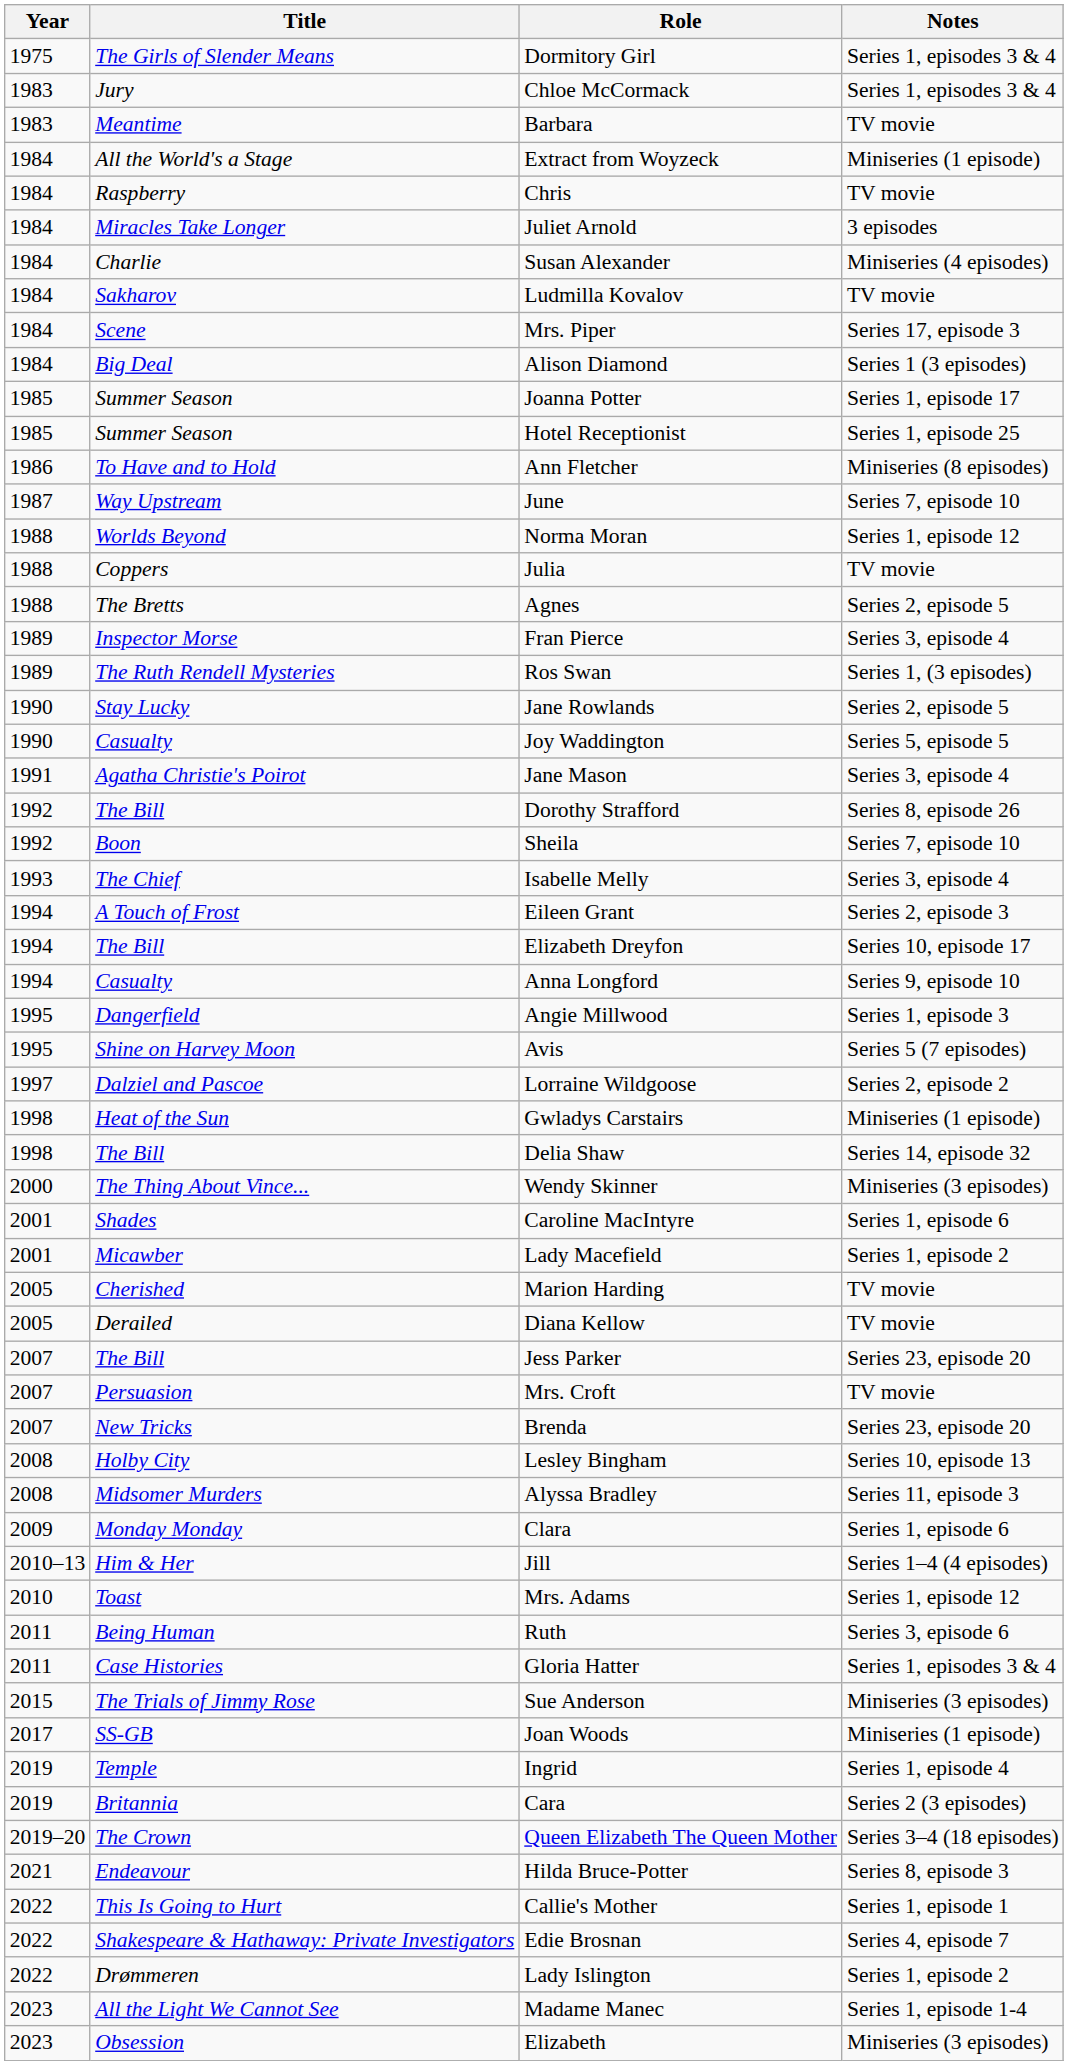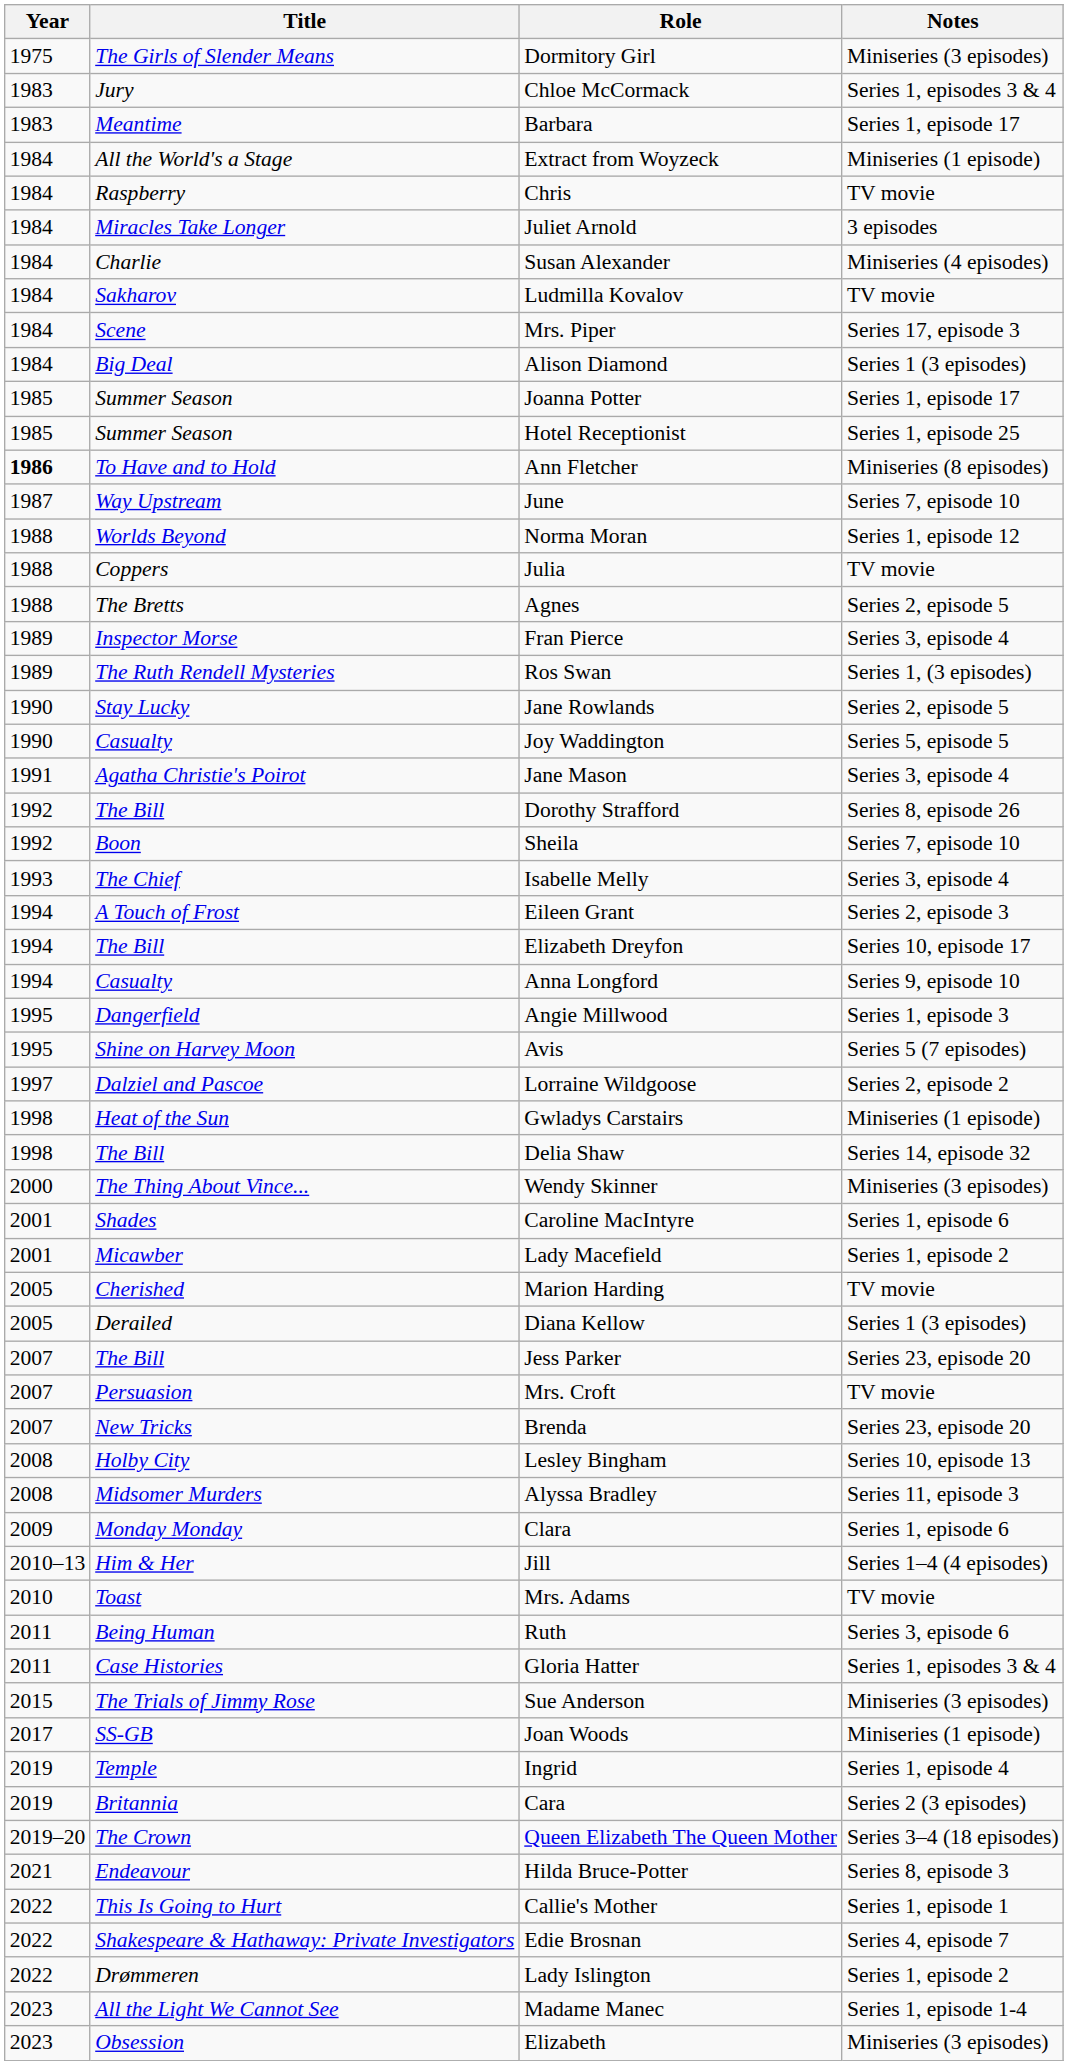(951, 55) Series 1, episodes 3 & 4 -> (948, 55) Miniseries (3 episodes)
(891, 124) TV movie -> (933, 124) Series 1, episode 17
(31, 466) normal -> (31, 466) bold
(891, 1323) TV movie -> (937, 1323) Series 1 (3 episodes)
(933, 1597) Series 1, episode 12 -> (891, 1597) TV movie
